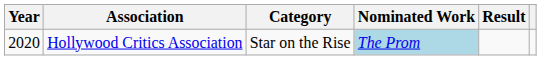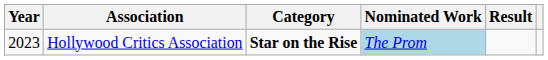(24, 42) 2020 -> (24, 42) 2023
(300, 42) normal -> (304, 42) bold
